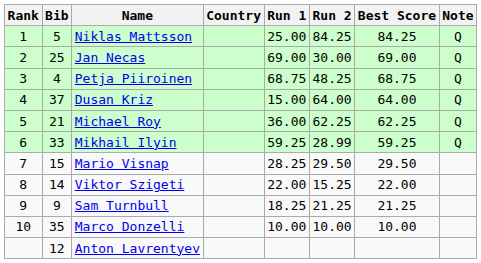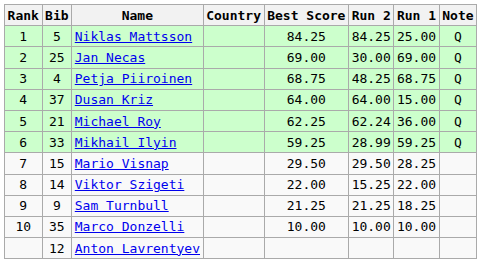columns swapped: (287, 15) <-> (397, 15)
(332, 121) 62.25 -> (371, 121) 62.24
